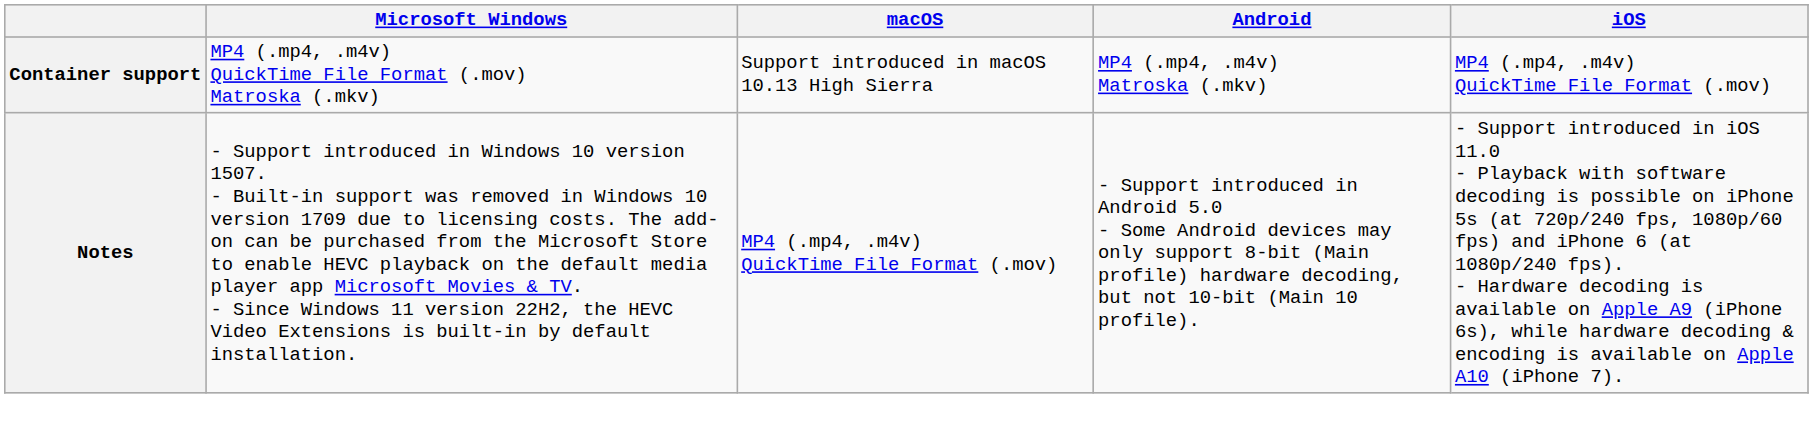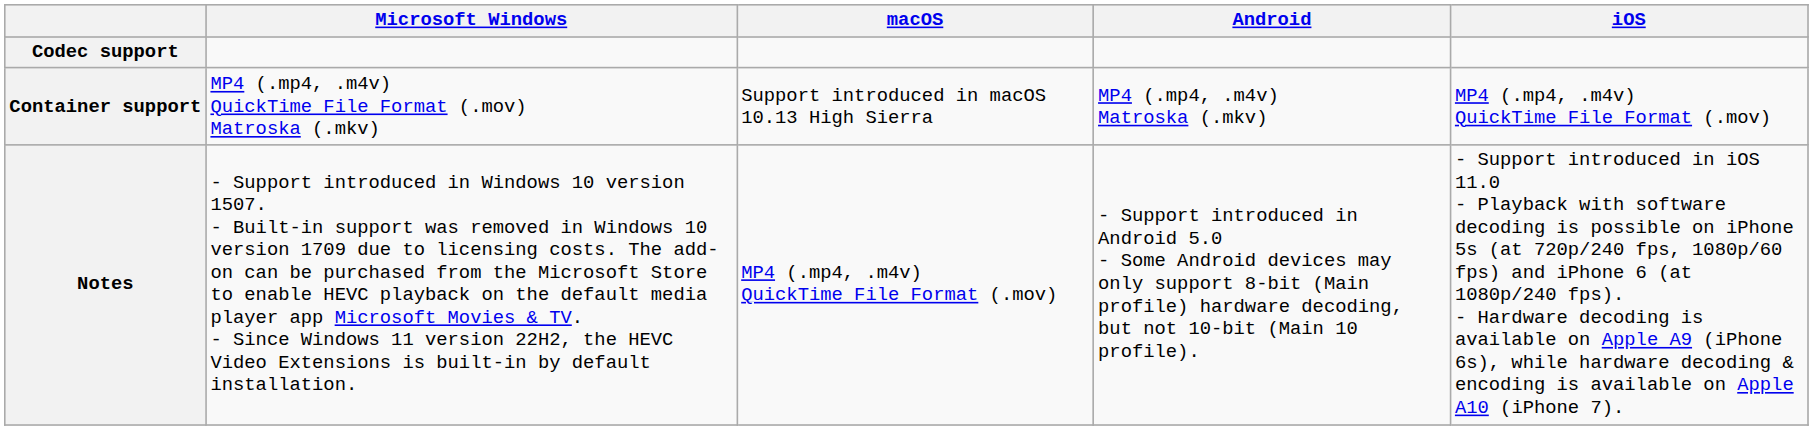+ row: (105, 52)
